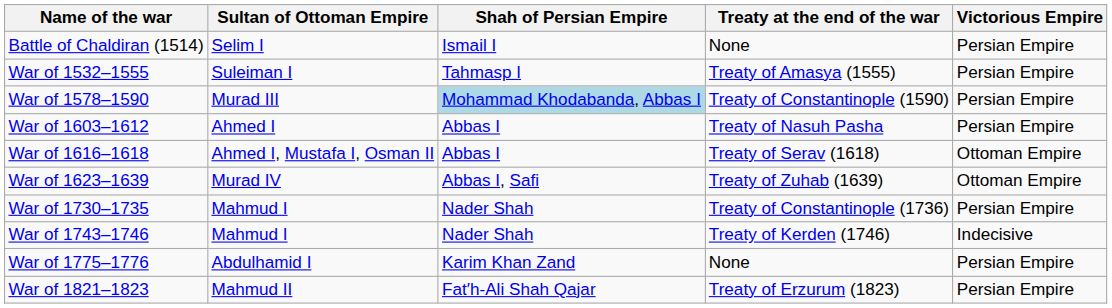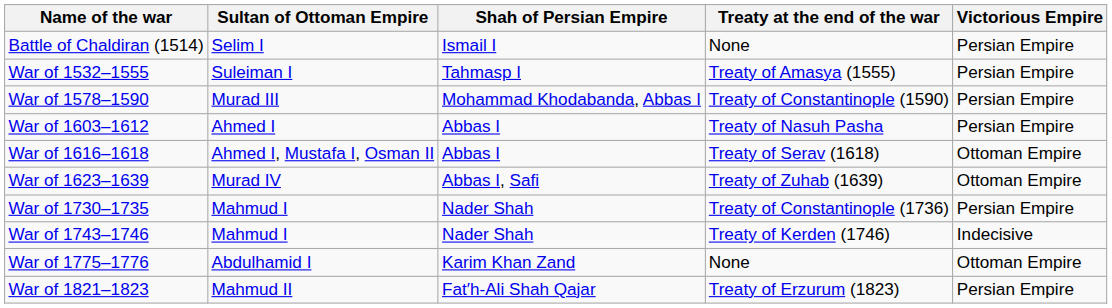(571, 99) lightblue background -> (571, 99) no background
(1015, 262) Persian Empire -> (1019, 262) Ottoman Empire
